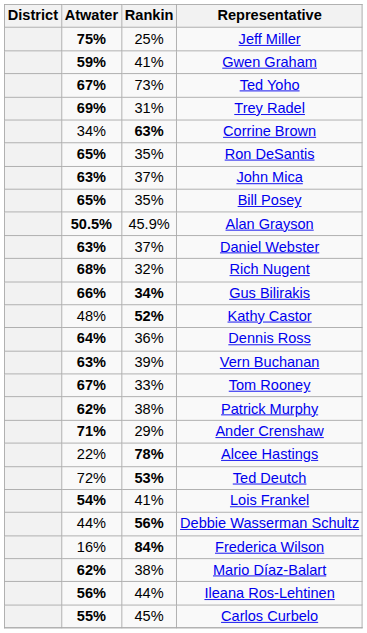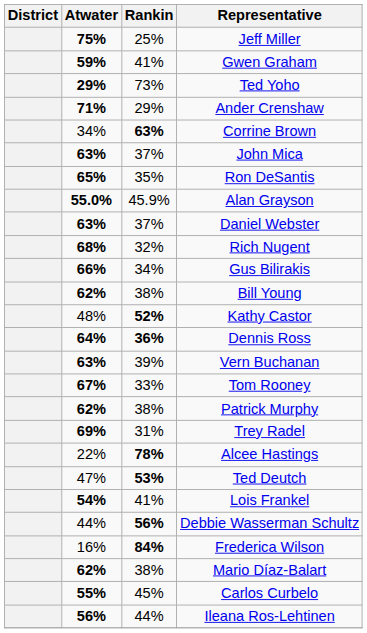(91, 85) 67% -> (91, 85) 29%
rows swapped: (270, 431) <-> (270, 108)
rows swapped: (270, 154) <-> (270, 177)
- row: (270, 200)
(91, 223) 50.5% -> (91, 200) 55.0%
(149, 293) bold -> (149, 270) normal
+ row: (270, 293)
(149, 339) normal -> (149, 339) bold
(91, 477) 72% -> (91, 477) 47%
rows swapped: (270, 616) <-> (270, 593)
